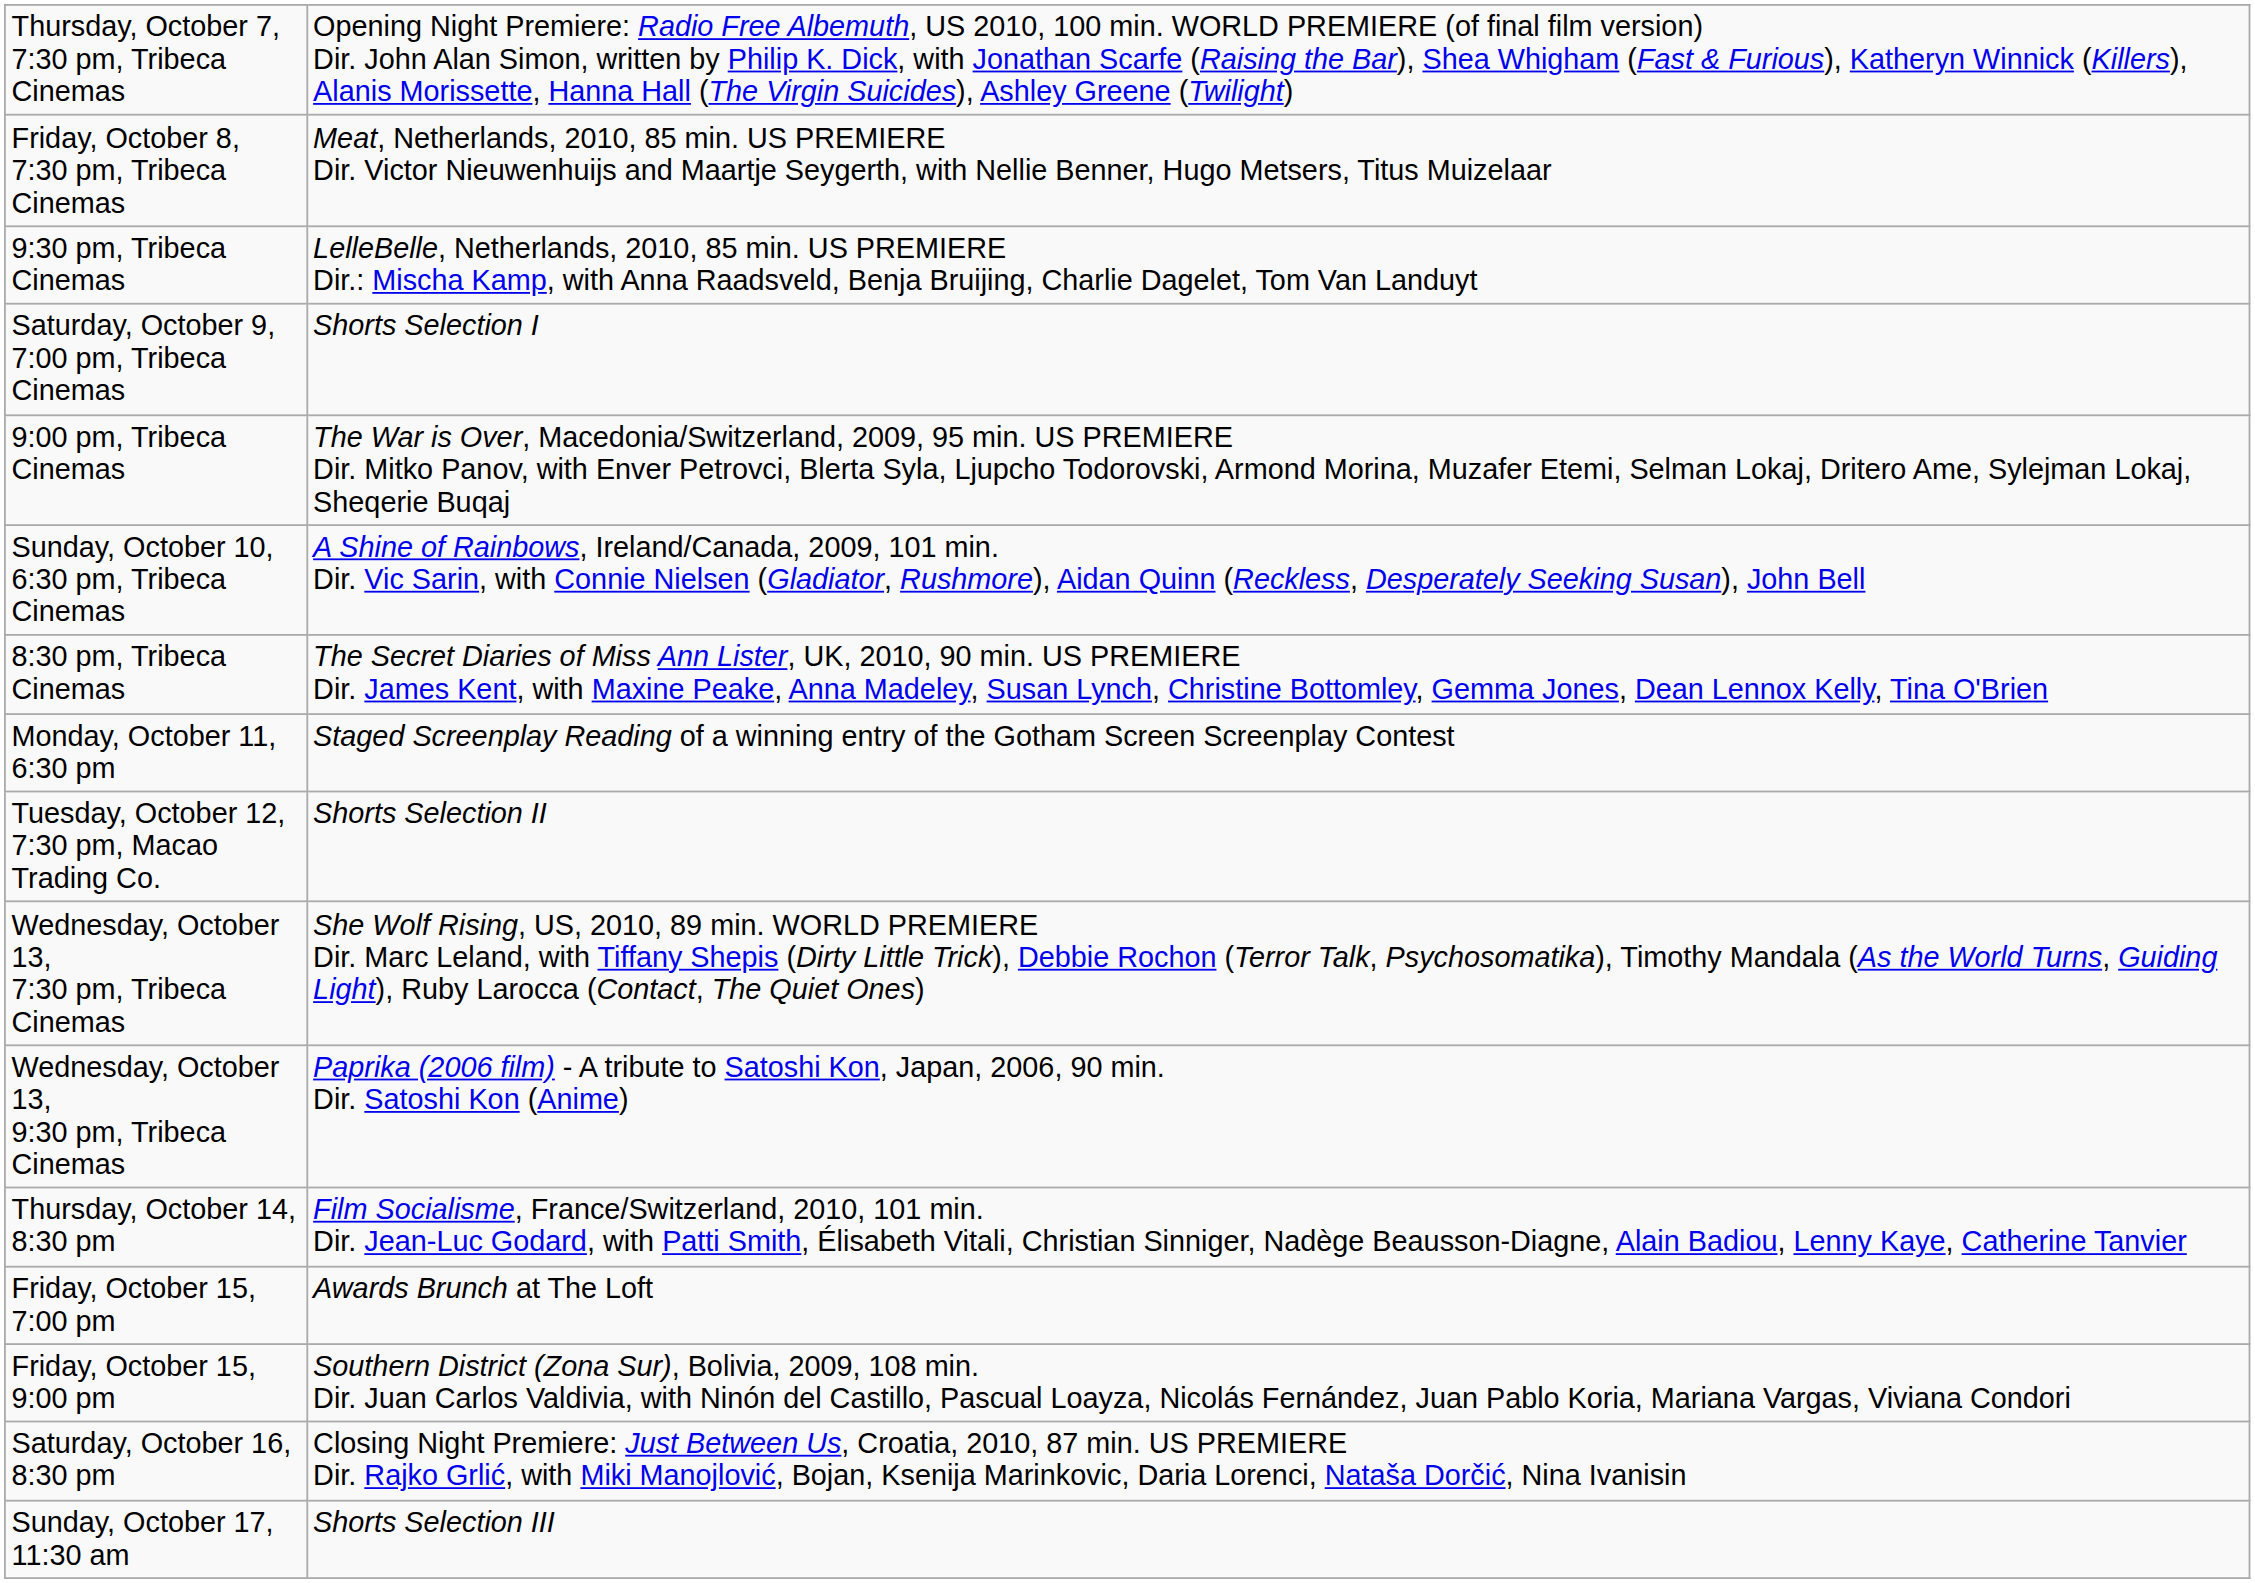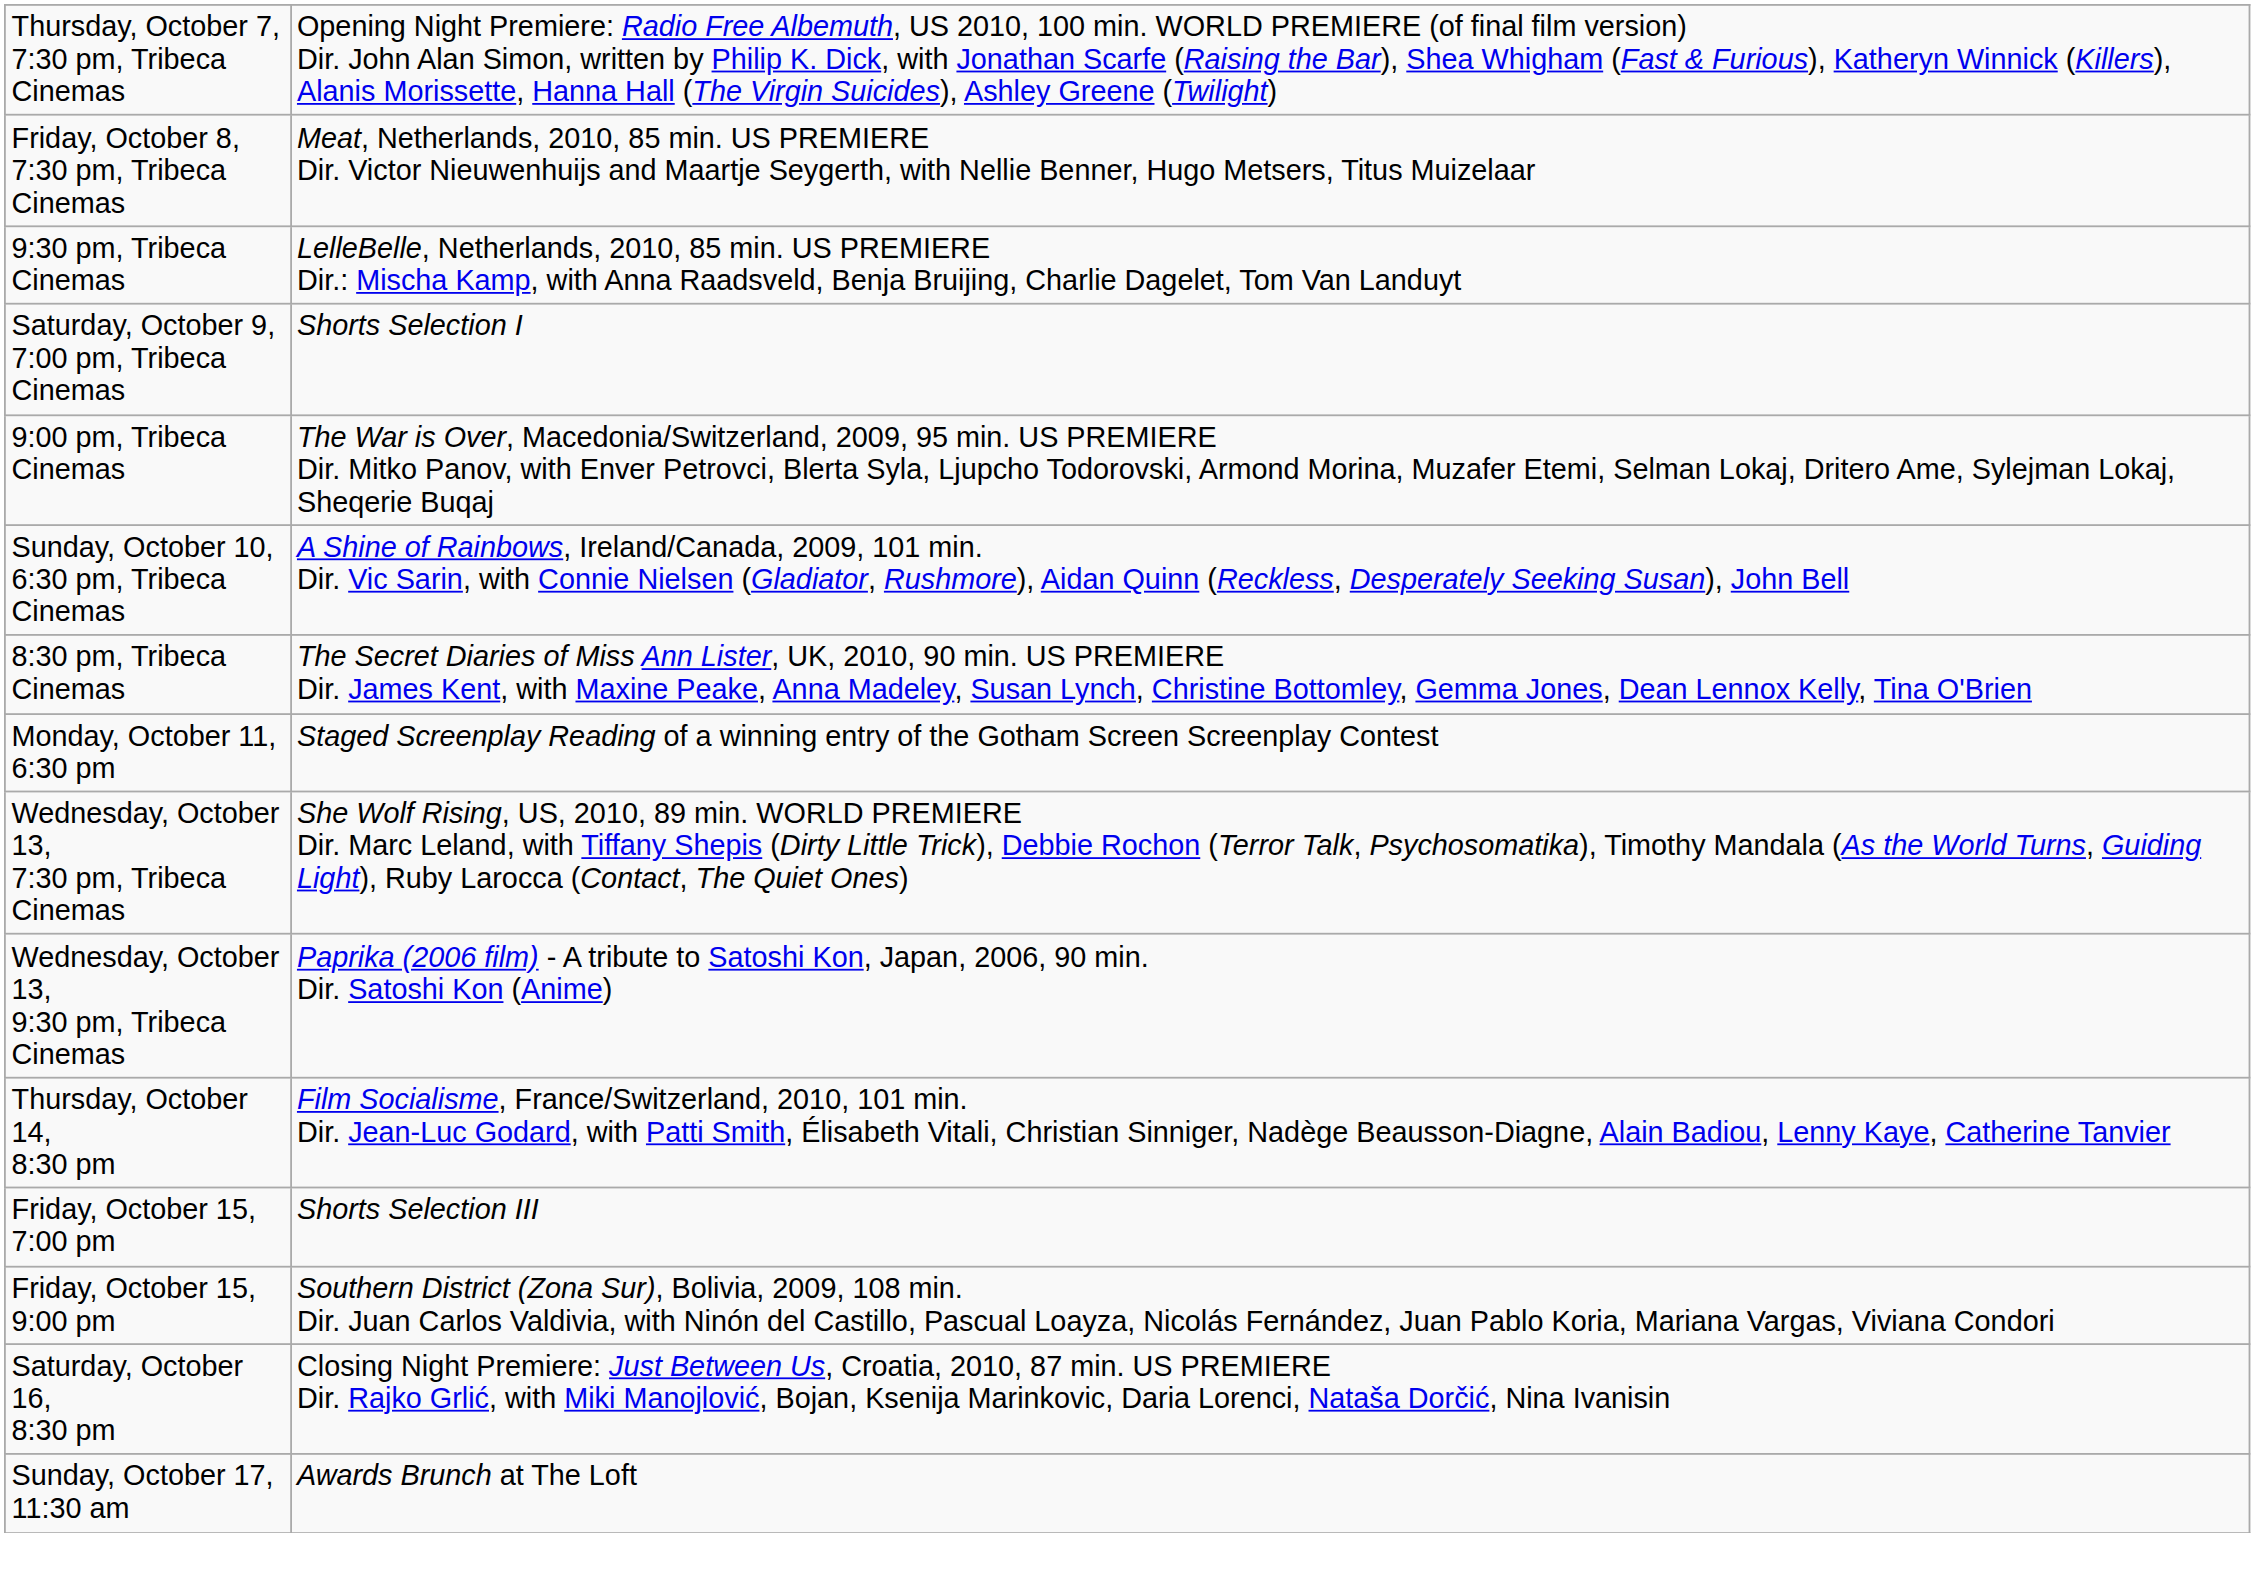- row: (148, 846)
(483, 1288) Awards Brunch at The Loft -> (418, 1210) Shorts Selection III
(434, 1522) Shorts Selection III -> (467, 1476) Awards Brunch at The Loft
